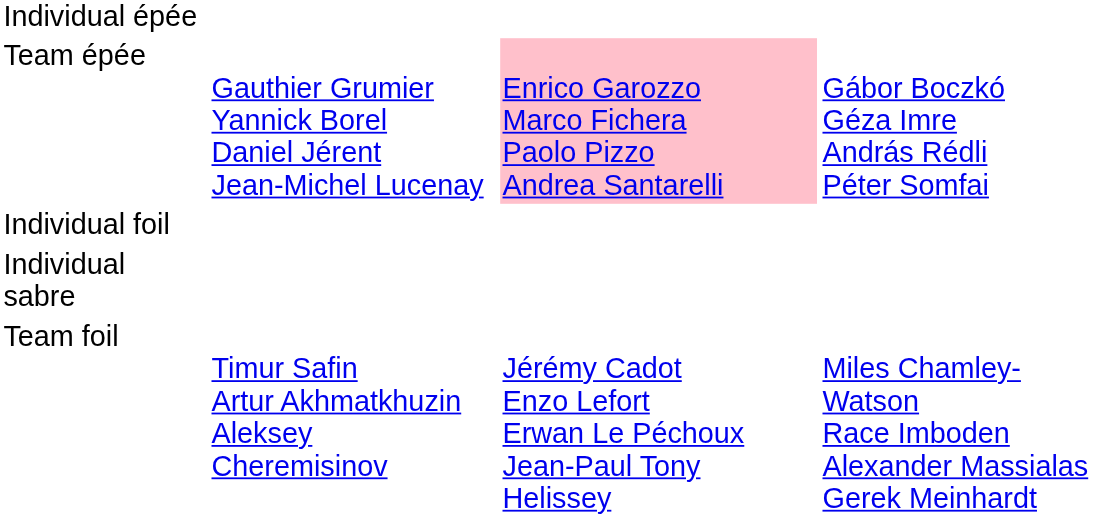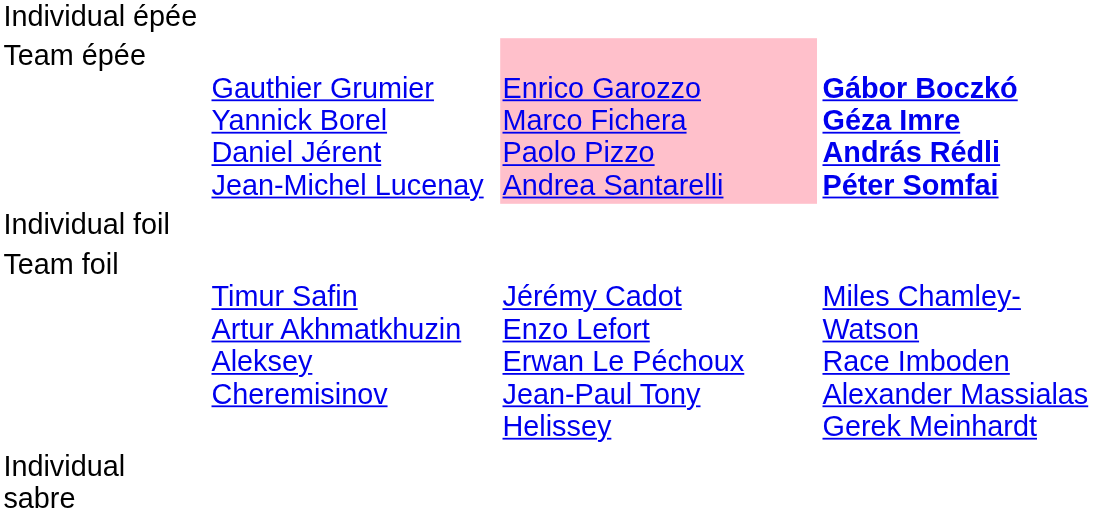(914, 136) normal -> (920, 136) bold
rows swapped: (61, 336) <-> (64, 280)
